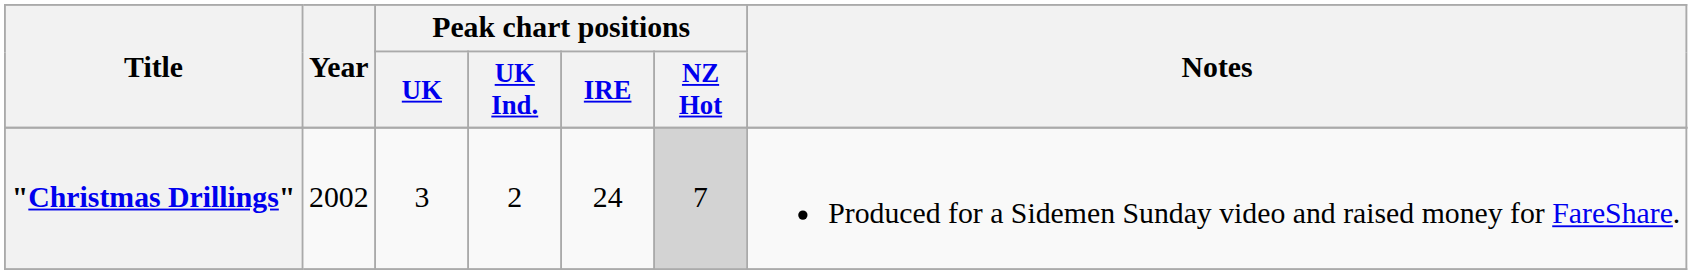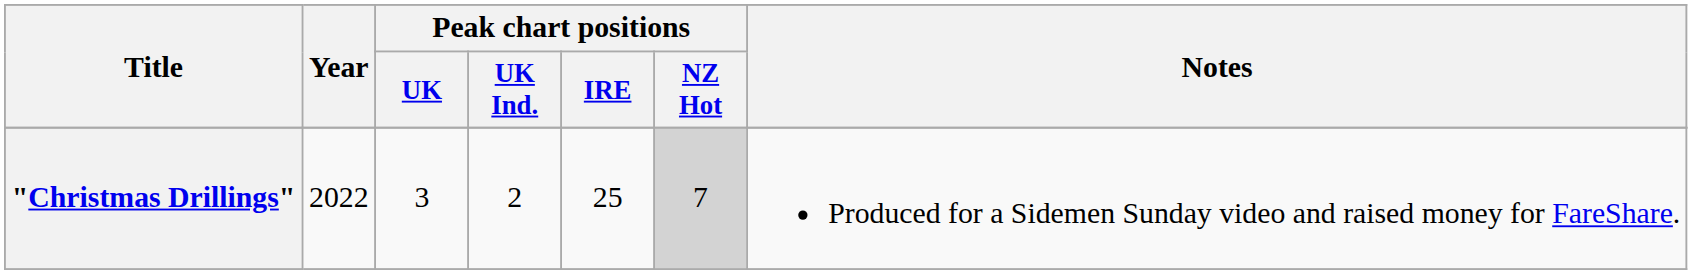(339, 197) 2002 -> (339, 197) 2022
(608, 197) 24 -> (608, 197) 25
